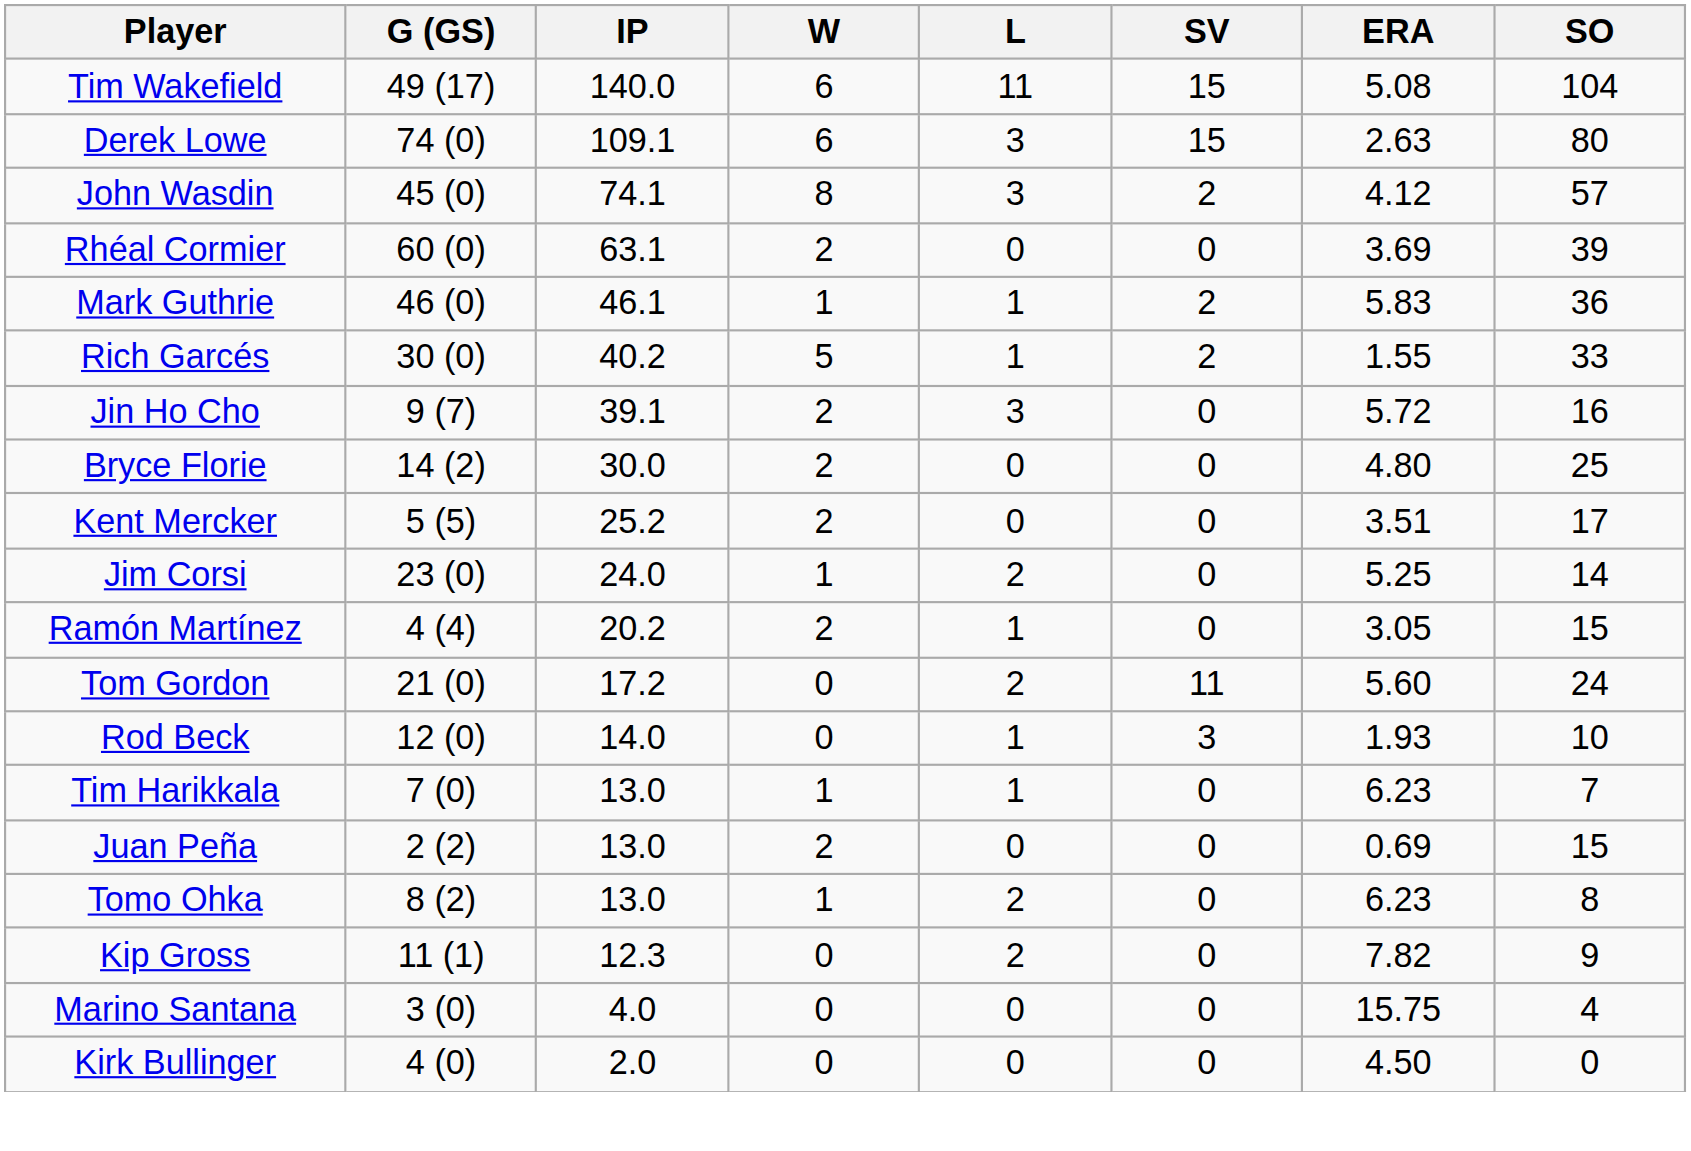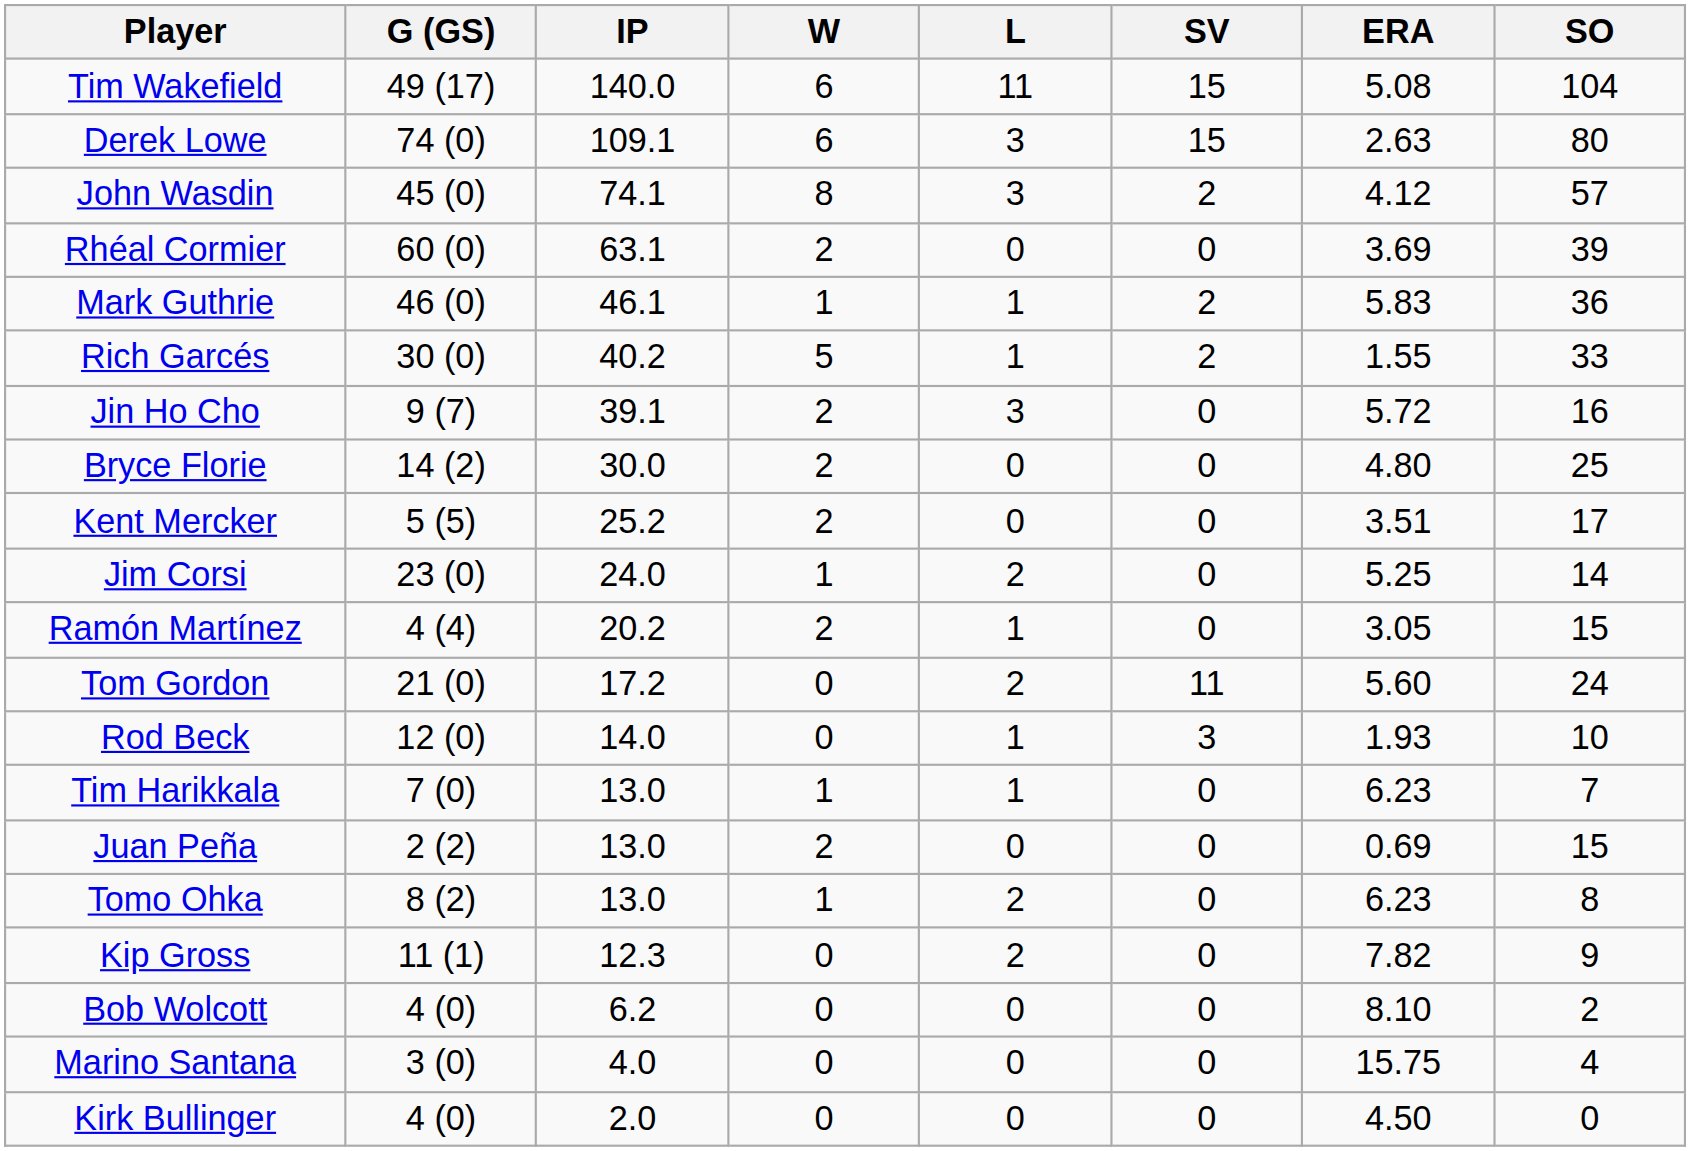+ row: (175, 1009)
